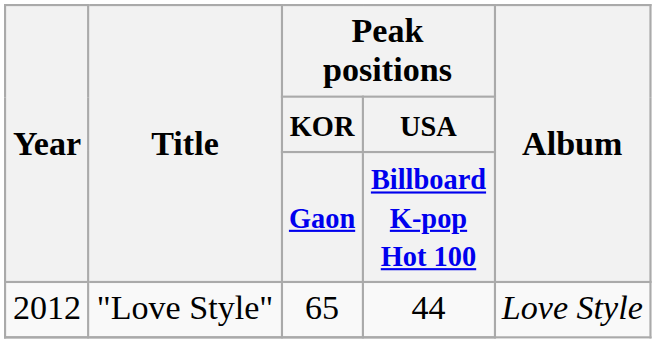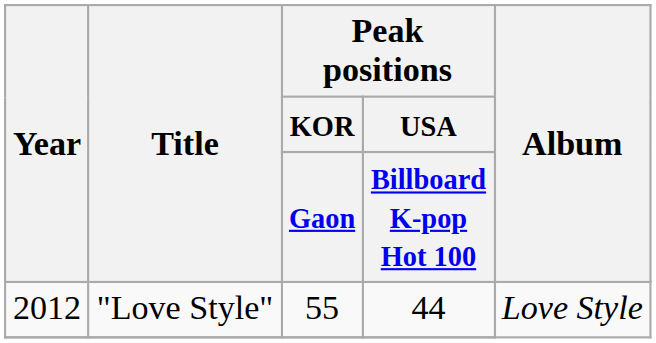(322, 308) 65 -> (322, 308) 55
